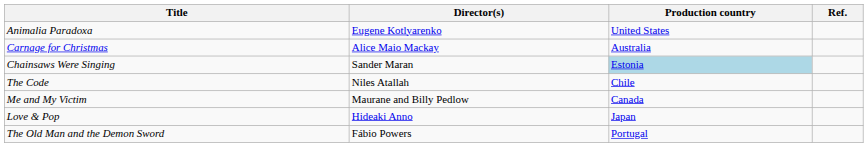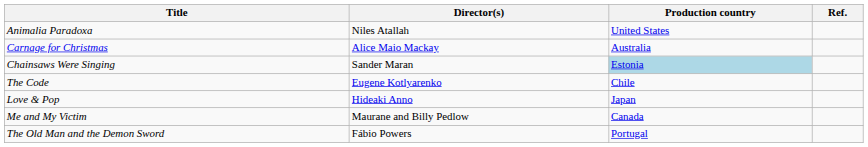(397, 30) Eugene Kotlyarenko -> (380, 30) Niles Atallah
(380, 82) Niles Atallah -> (397, 82) Eugene Kotlyarenko
rows swapped: (33, 116) <-> (47, 99)
